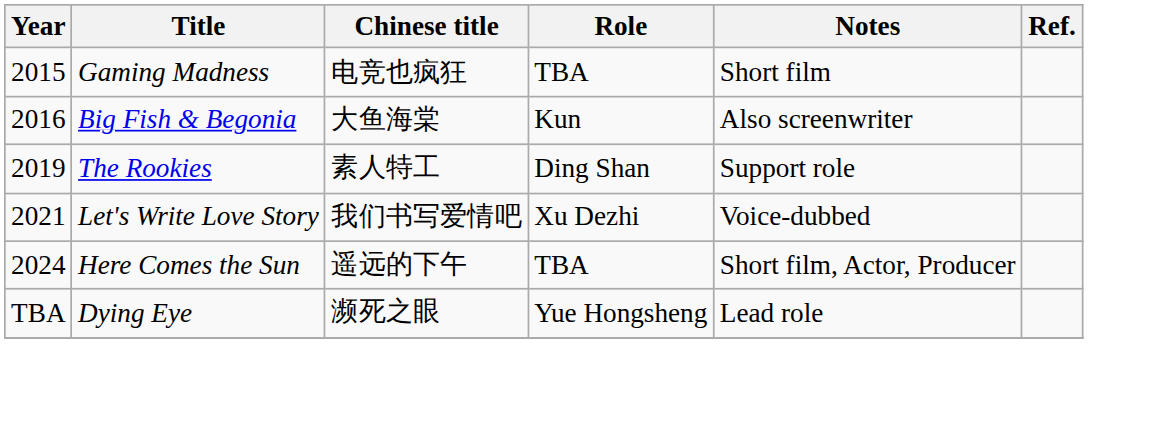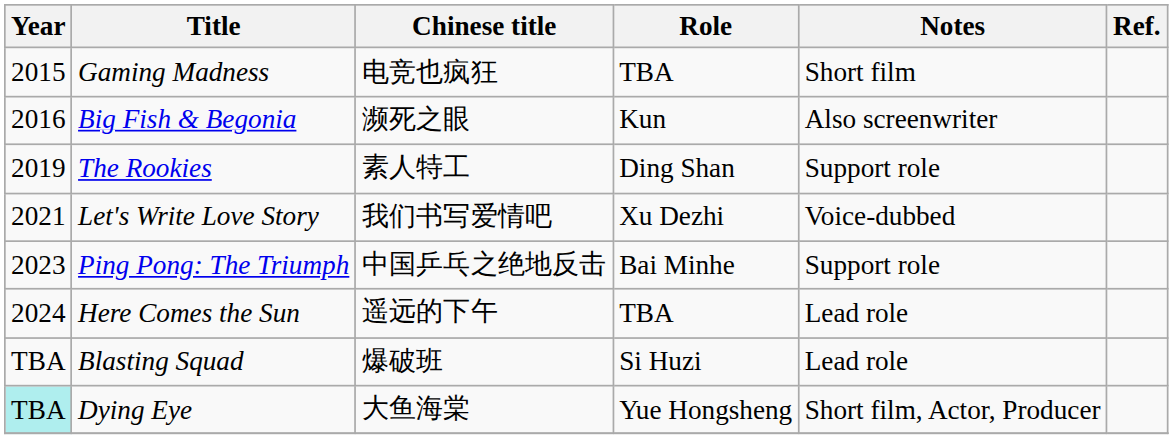(386, 119) 大鱼海棠 -> (416, 119) 濒死之眼
+ row: (214, 264)
(868, 264) Short film, Actor, Producer -> (856, 312) Lead role
+ row: (161, 361)
(38, 312) no background -> (38, 409) paleturquoise background
(386, 312) 濒死之眼 -> (416, 408) 大鱼海棠
(772, 312) Lead role -> (953, 409) Short film, Actor, Producer
